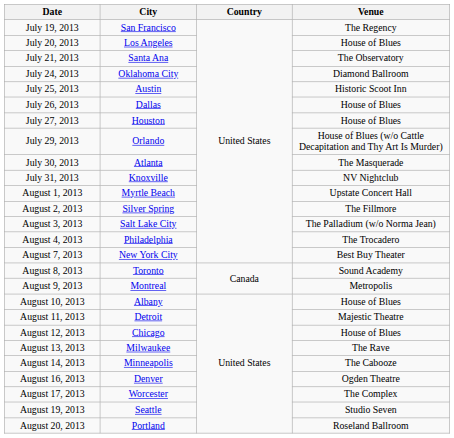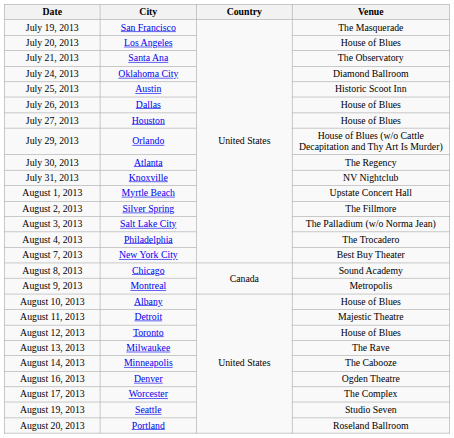(371, 27) The Regency -> (371, 27) The Masquerade
(371, 162) The Masquerade -> (371, 162) The Regency
(148, 270) Toronto -> (148, 270) Chicago
(148, 332) Chicago -> (148, 332) Toronto
